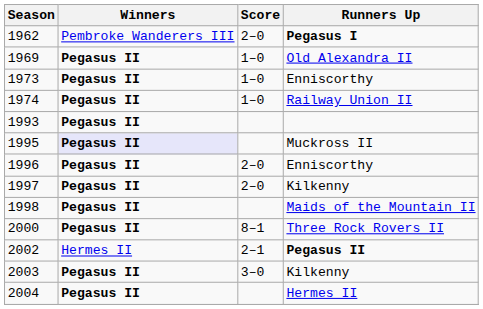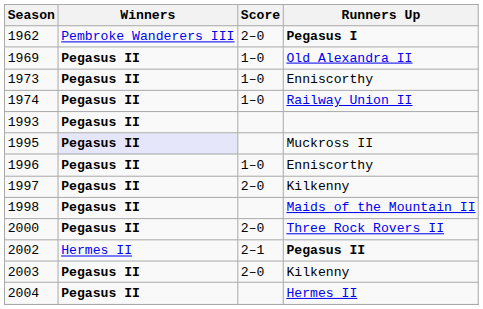(253, 165) 2–0 -> (253, 165) 1–0
(253, 229) 8–1 -> (253, 229) 2–0
(253, 272) 3–0 -> (253, 272) 2–0
